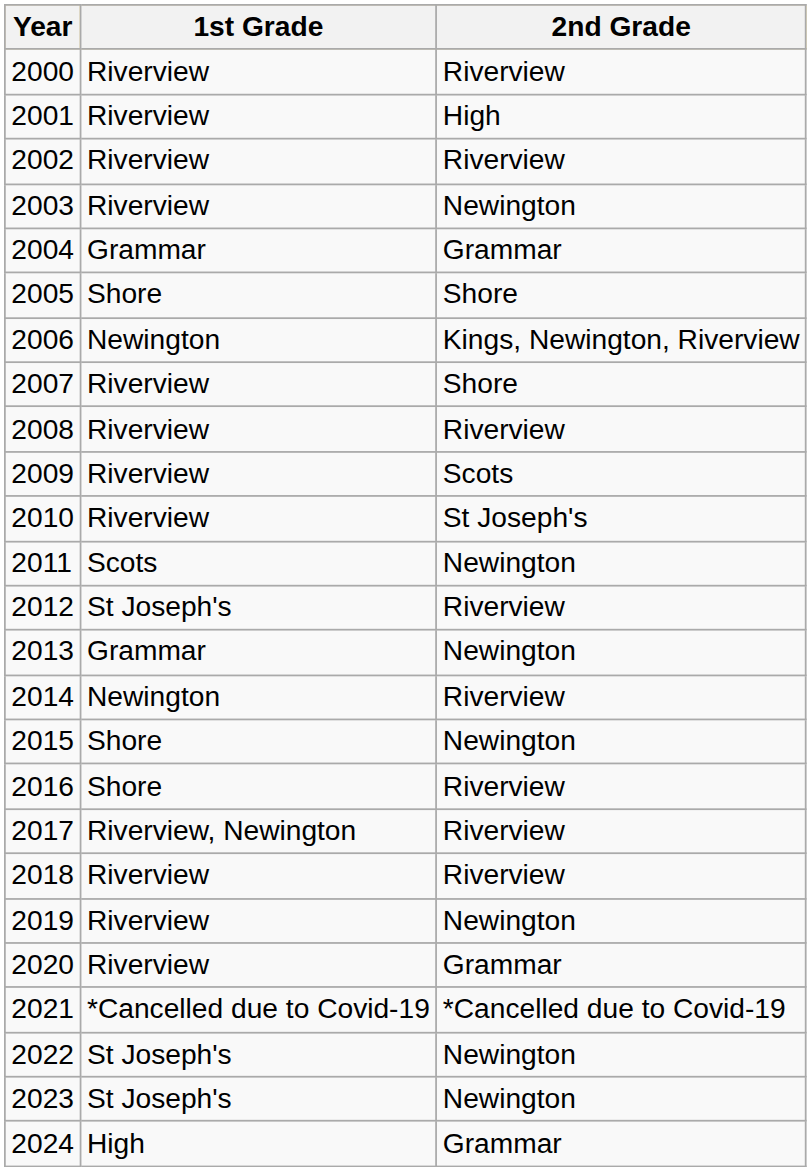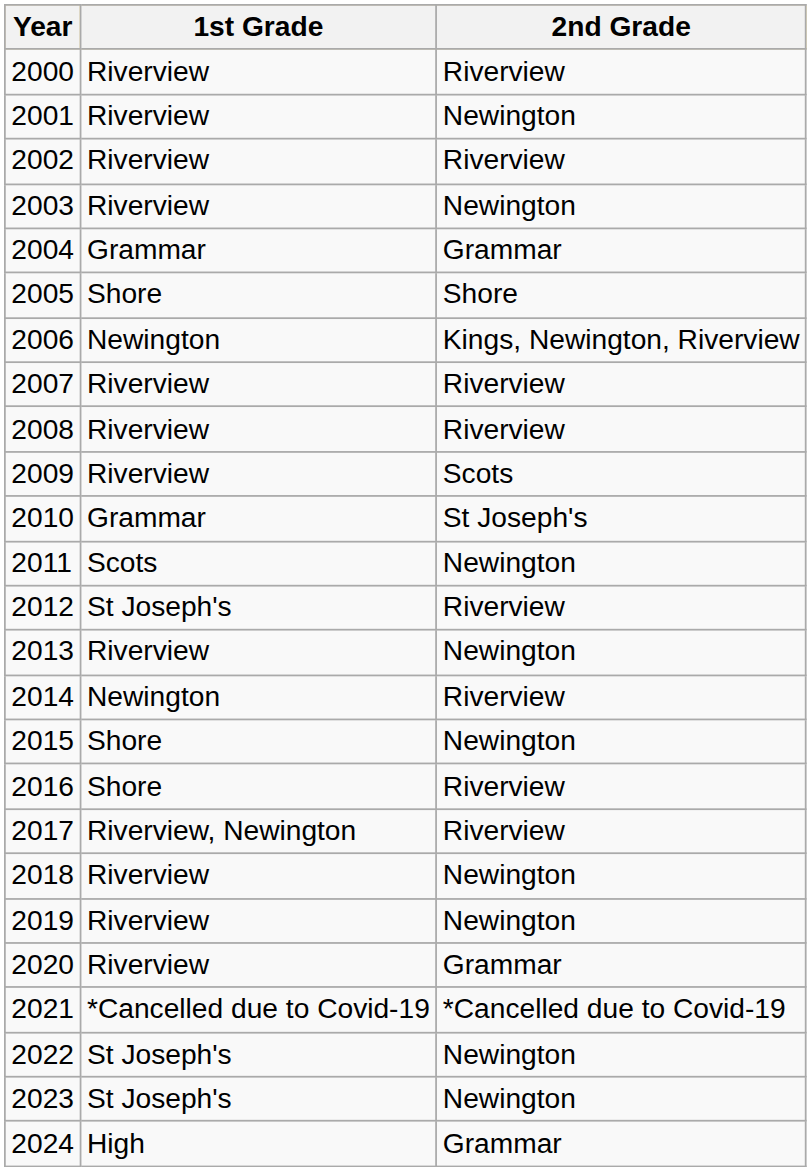(472, 116) High -> (509, 116) Newington
(480, 384) Shore -> (504, 384) Riverview
(148, 518) Riverview -> (146, 518) Grammar
(146, 652) Grammar -> (148, 652) Riverview
(504, 875) Riverview -> (509, 875) Newington
